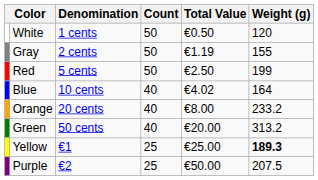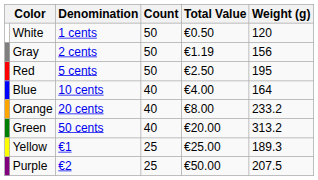(262, 52) 155 -> (262, 52) 156
(262, 71) 199 -> (262, 71) 195
(199, 90) €4.02 -> (199, 90) €4.00
(267, 147) bold -> (267, 147) normal
